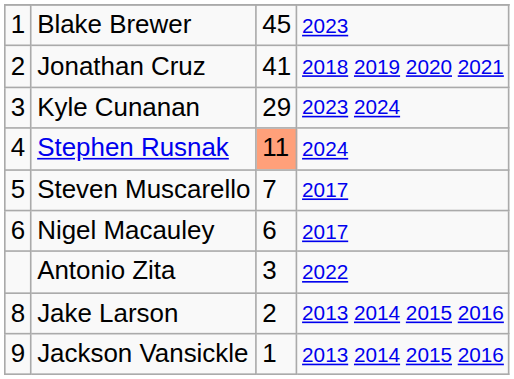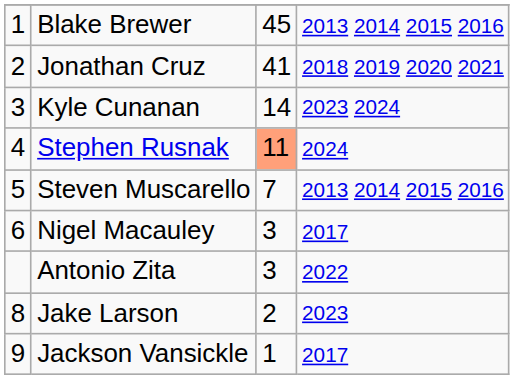(325, 25) 2023 -> (403, 25) 2013 2014 2015 2016
(277, 107) 29 -> (277, 107) 14
(325, 190) 2017 -> (403, 190) 2013 2014 2015 2016
(270, 230) 6 -> (270, 230) 3
(403, 313) 2013 2014 2015 2016 -> (325, 313) 2023
(403, 354) 2013 2014 2015 2016 -> (325, 354) 2017
